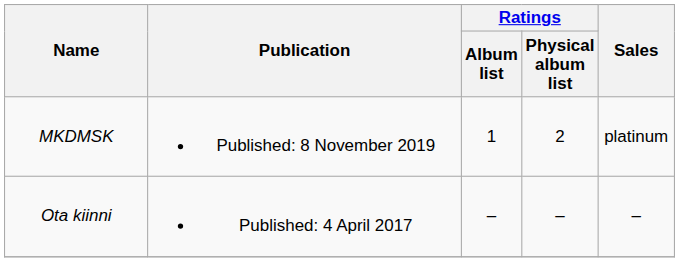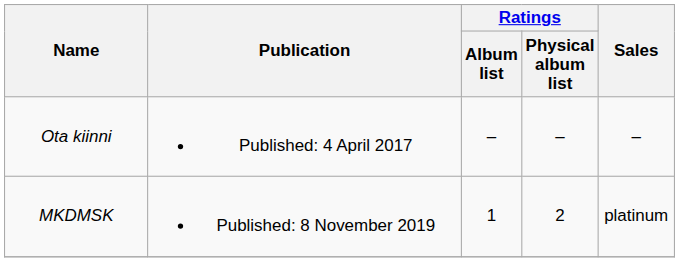rows swapped: (76, 216) <-> (76, 136)
